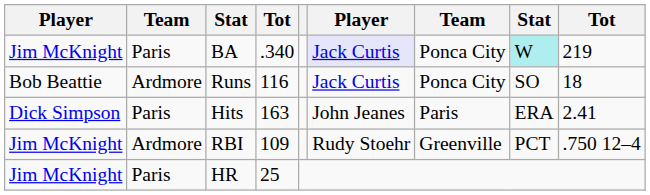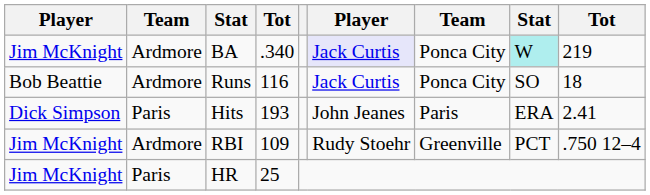(151, 50) Paris -> (167, 50) Ardmore
(275, 112) 163 -> (275, 112) 193
